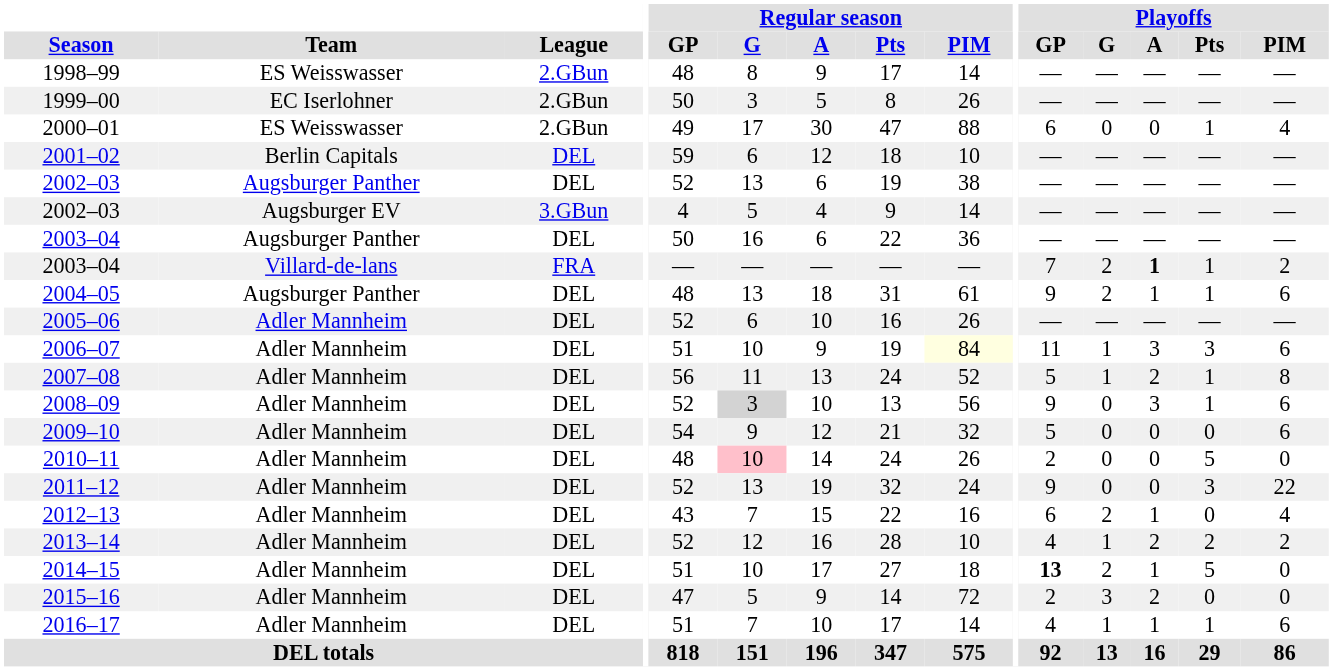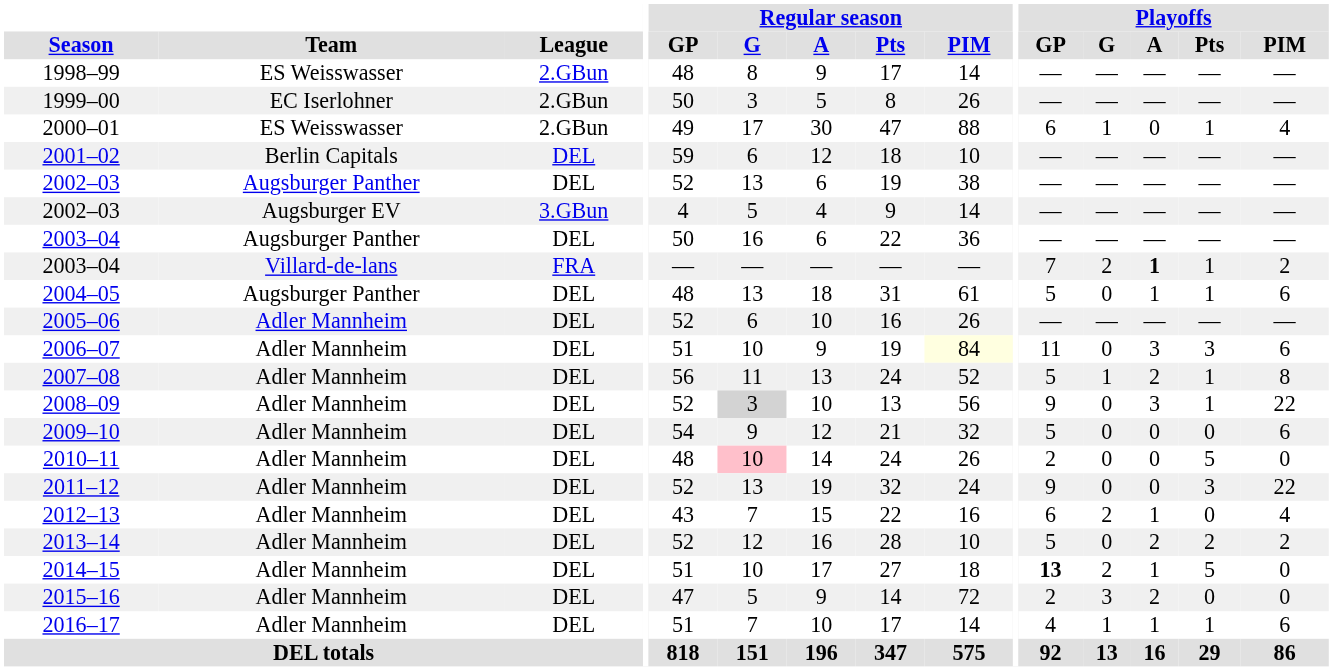(1107, 128) 0 -> (1107, 128) 1
(1051, 293) 9 -> (1051, 293) 5
(1107, 293) 2 -> (1107, 293) 0
(1107, 348) 1 -> (1107, 348) 0
(1285, 404) 6 -> (1285, 404) 22
(1051, 542) 4 -> (1051, 542) 5
(1107, 542) 1 -> (1107, 542) 0
